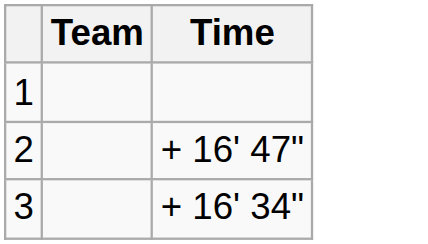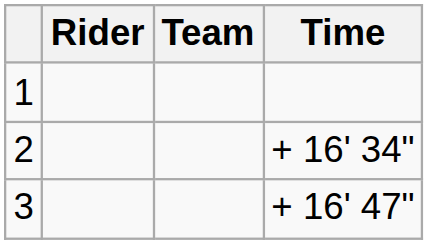+ column: (98, 33)
(232, 149) + 16' 47" -> (343, 149) + 16' 34"
(232, 207) + 16' 34" -> (343, 207) + 16' 47"
